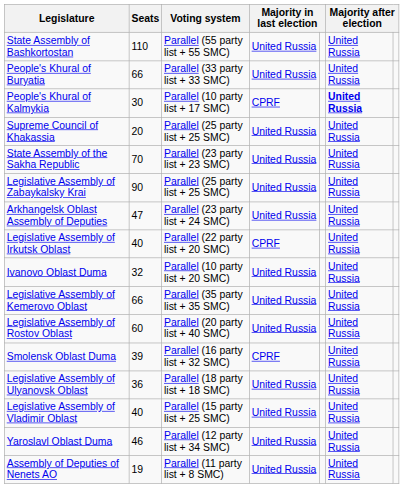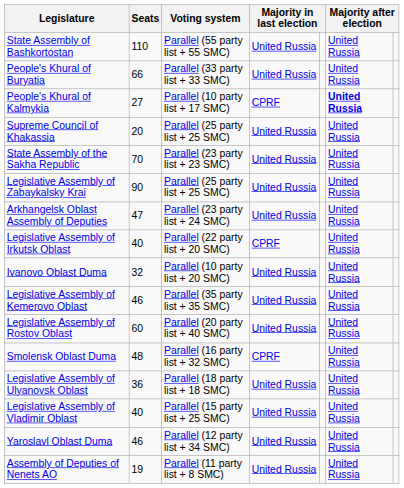(137, 103) 30 -> (137, 103) 27
(137, 300) 66 -> (137, 300) 46
(137, 356) 39 -> (137, 356) 48
